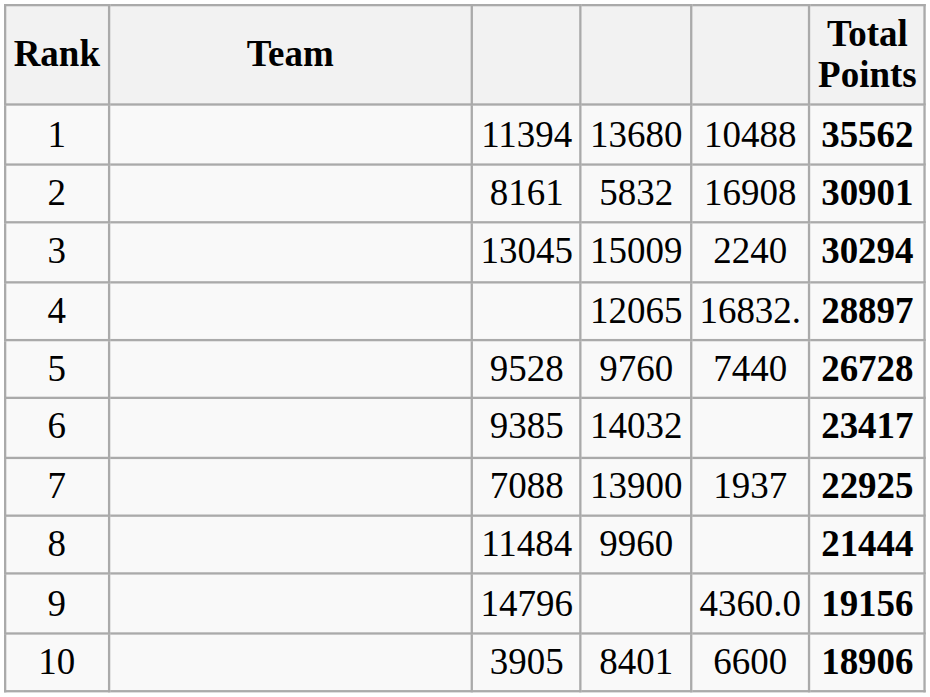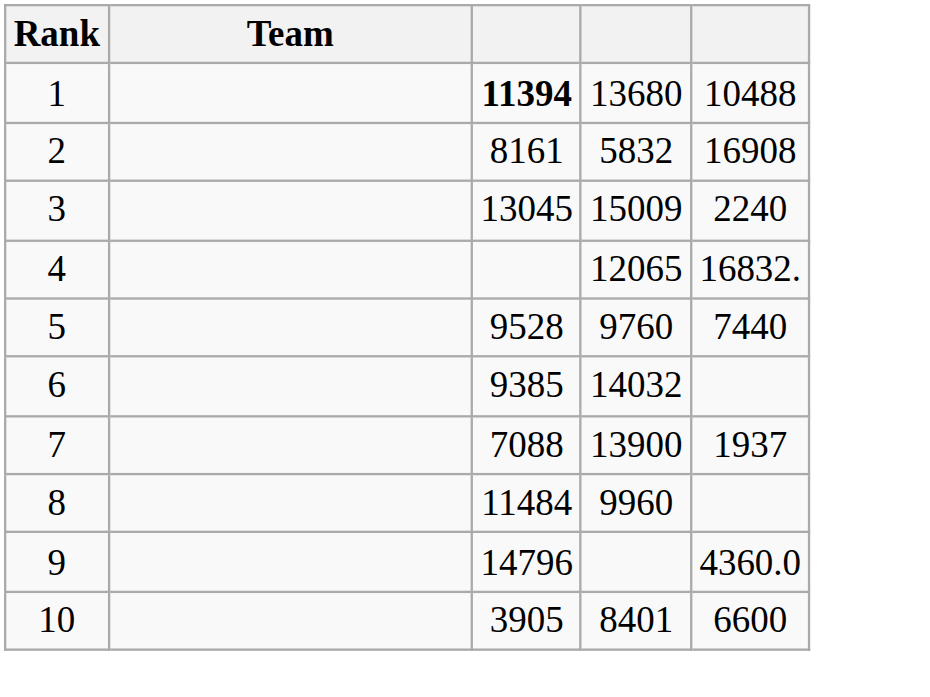- column: (867, 54)
(527, 134) normal -> (527, 92) bold
